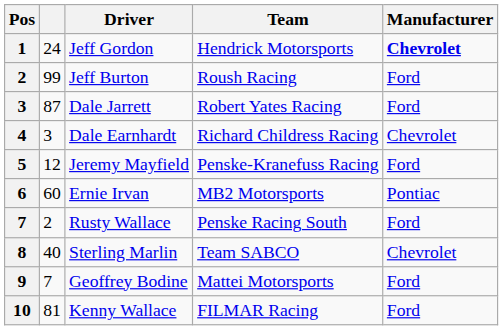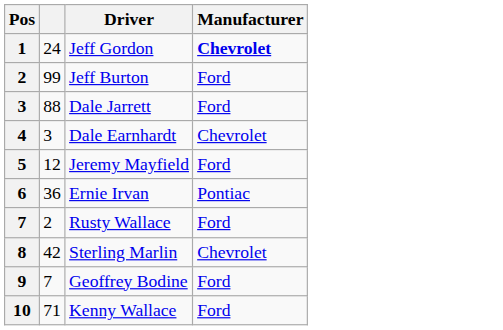- column: (288, 19)
(52, 106) 87 -> (52, 106) 88
(52, 193) 60 -> (52, 193) 36
(52, 251) 40 -> (52, 251) 42
(52, 309) 81 -> (52, 309) 71
